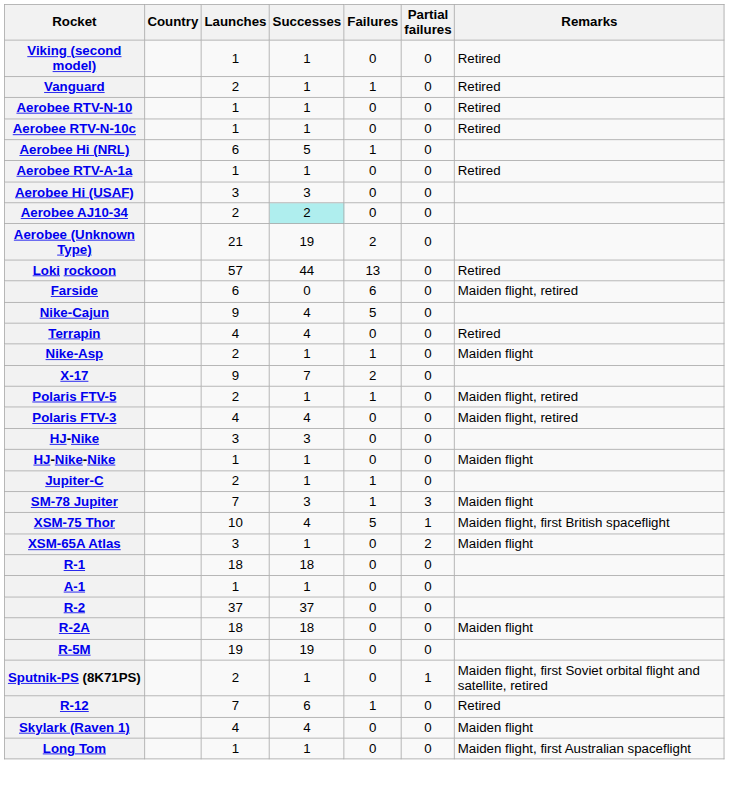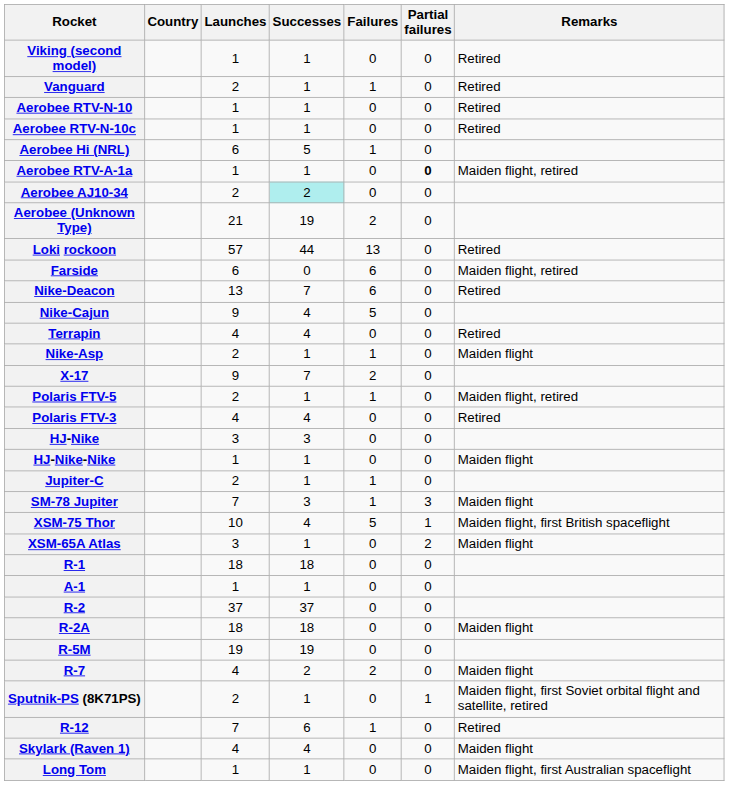(428, 171) normal -> (428, 171) bold
(479, 171) Retired -> (518, 171) Maiden flight, retired
- row: (74, 192)
+ row: (74, 291)
(518, 417) Maiden flight, retired -> (479, 417) Retired
+ row: (74, 670)
